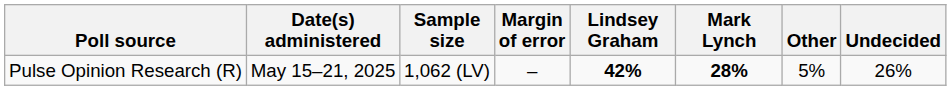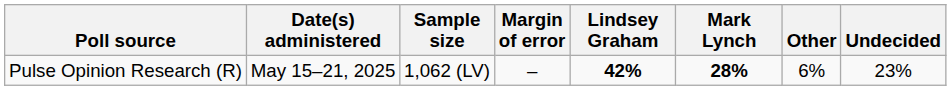(812, 70) 5% -> (812, 70) 6%
(893, 70) 26% -> (893, 70) 23%
